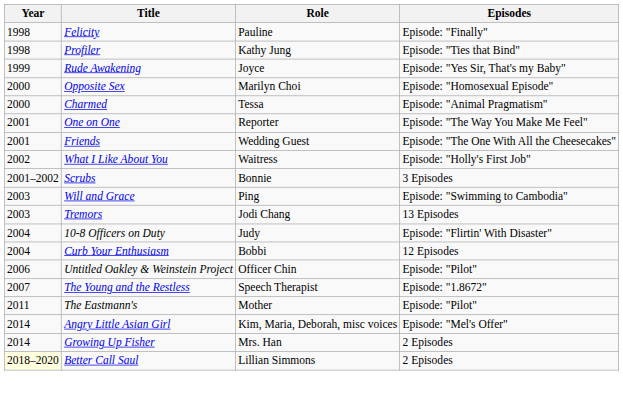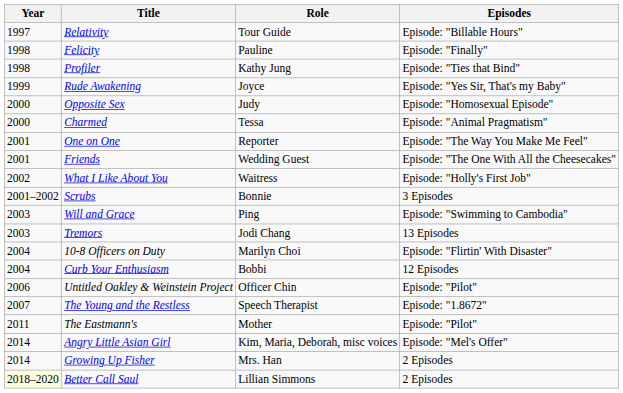+ row: (86, 31)
(269, 86) Marilyn Choi -> (249, 104) Judy
(249, 232) Judy -> (269, 251) Marilyn Choi
